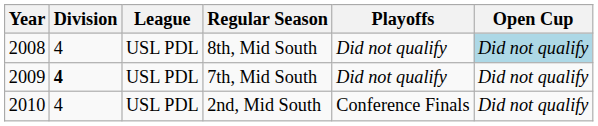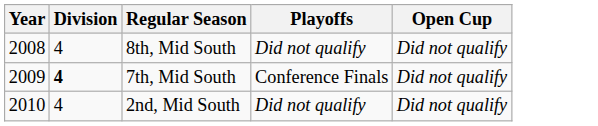- column: (162, 18)
(533, 47) lightblue background -> (452, 47) no background
(392, 76) Did not qualify -> (322, 76) Conference Finals
(403, 105) Conference Finals -> (310, 105) Did not qualify
